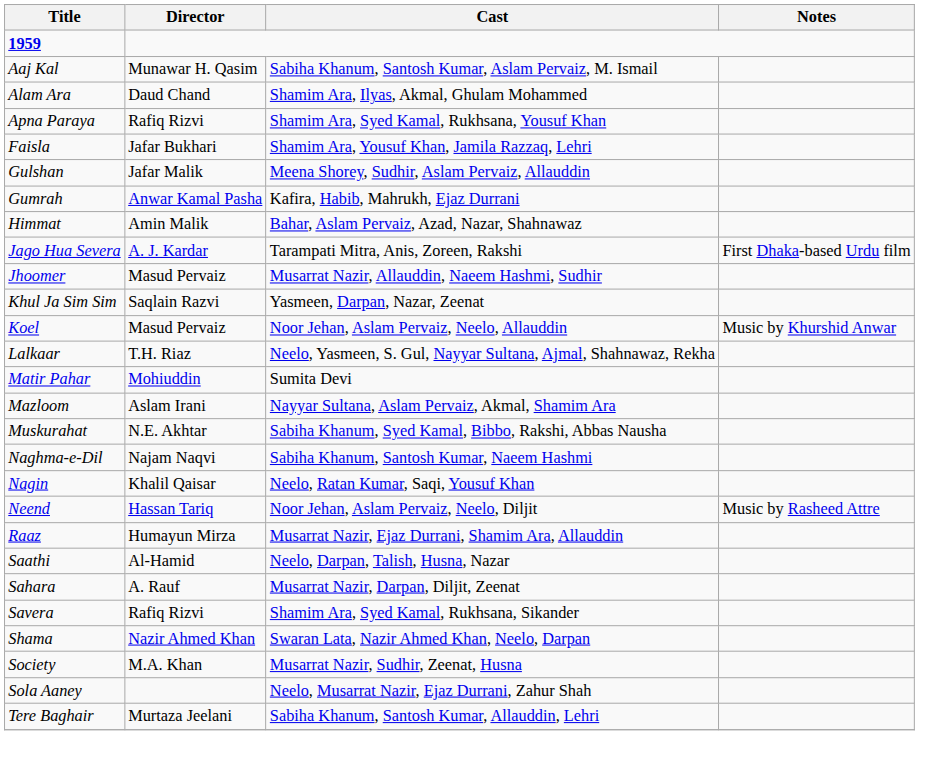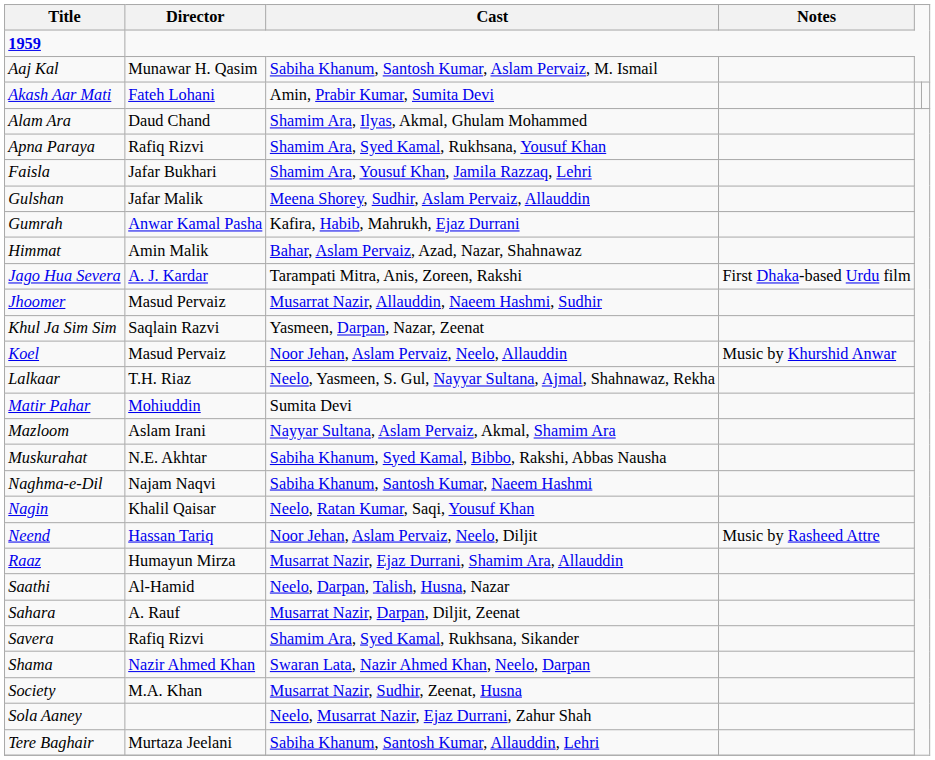+ row: (60, 95)
